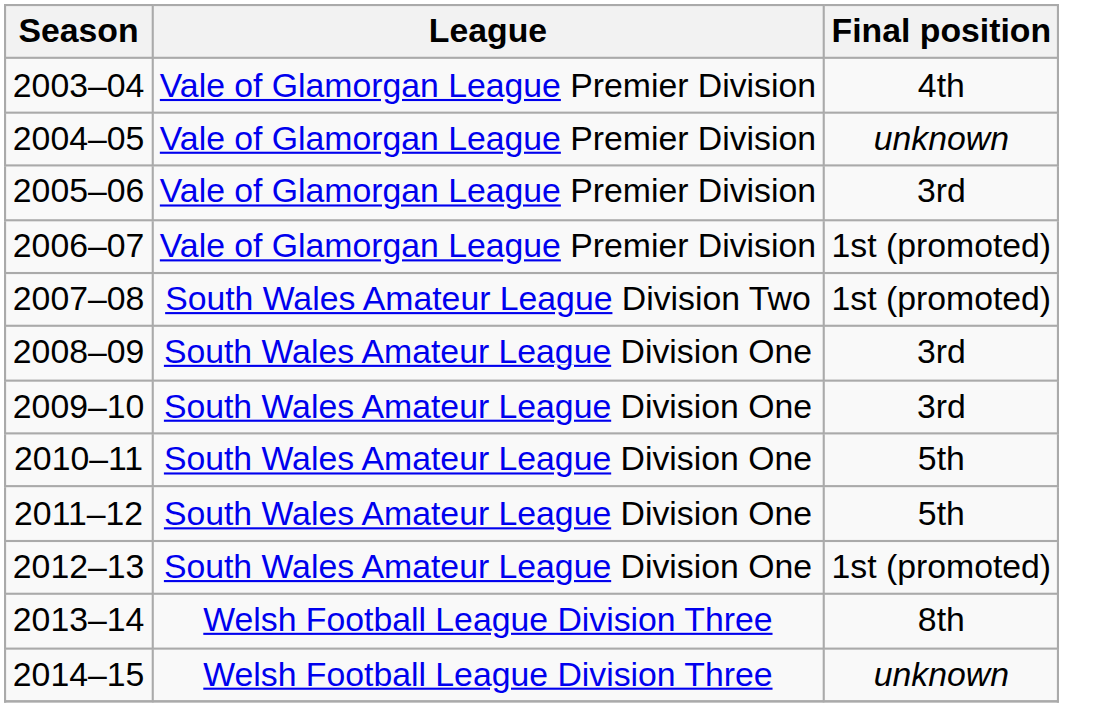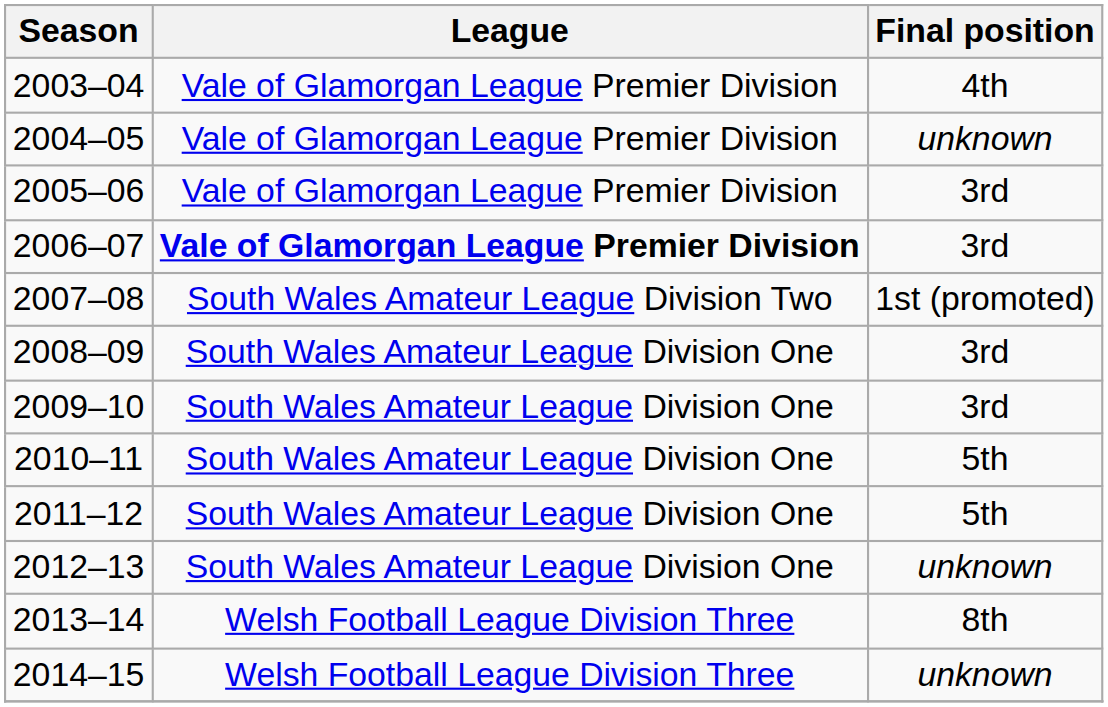(488, 245) normal -> (510, 245) bold
(941, 245) 1st (promoted) -> (985, 245) 3rd
(941, 566) 1st (promoted) -> (985, 566) unknown
